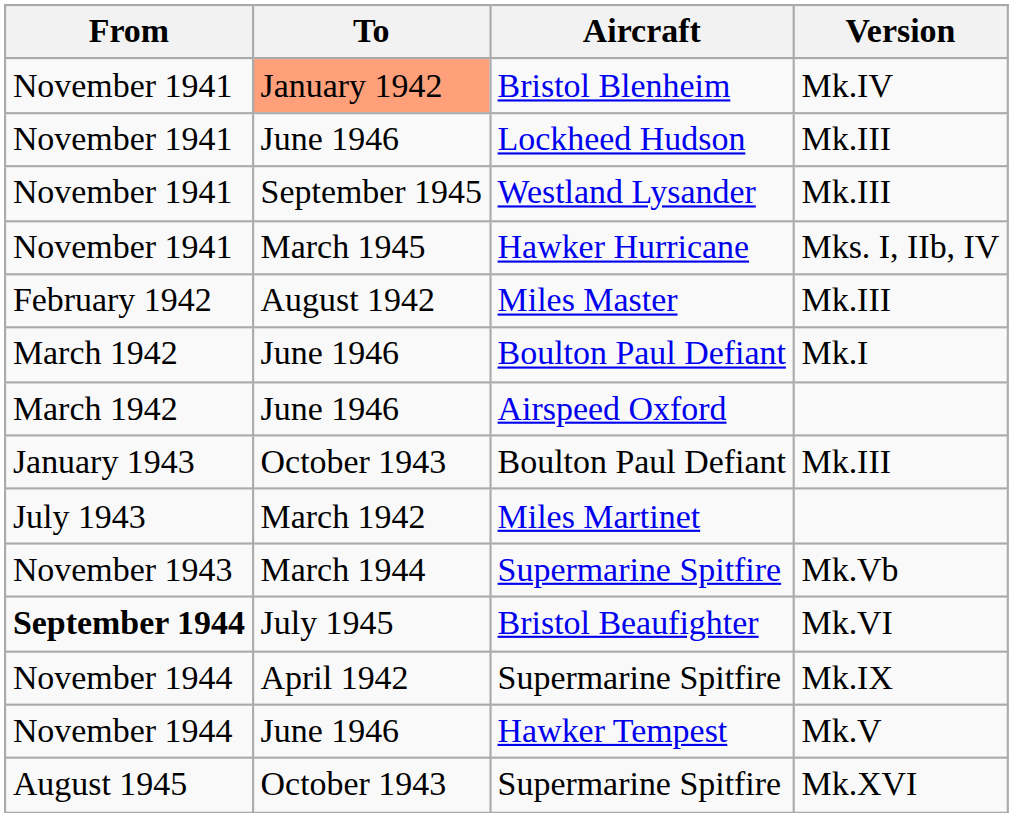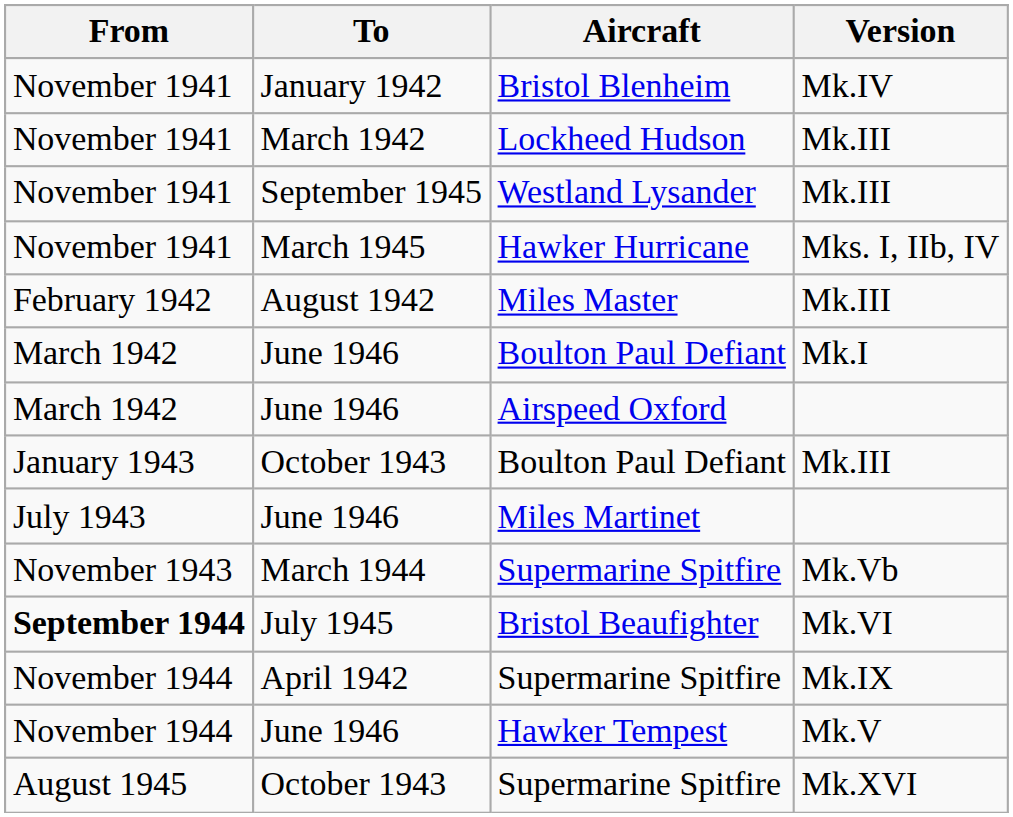(351, 85) lightsalmon background -> (351, 85) no background
(330, 138) June 1946 -> (343, 138) March 1942
(343, 515) March 1942 -> (330, 515) June 1946
